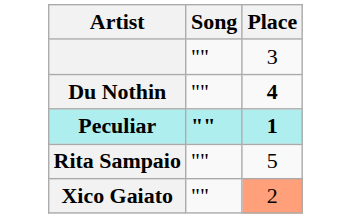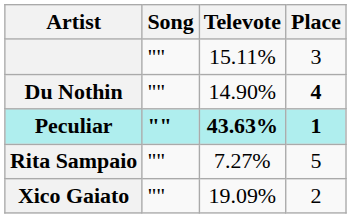+ column: (242, 21)
(272, 195) lightsalmon background -> (316, 195) no background
